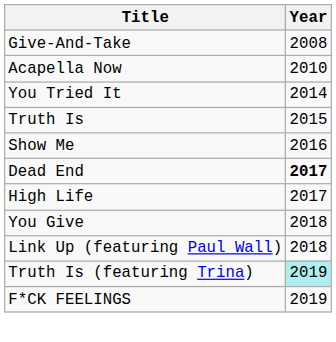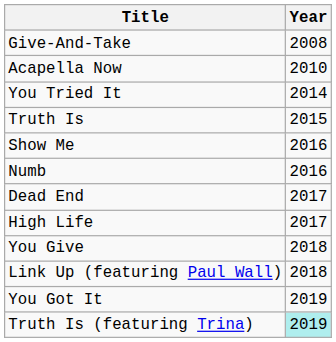+ row: (27, 171)
(309, 171) bold -> (309, 197) normal
+ row: (56, 299)
- row: (70, 299)
